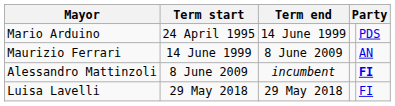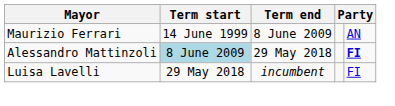- row: (54, 33)
(209, 72) no background -> (205, 53) lightblue background
(303, 72) incumbent -> (293, 53) 29 May 2018
(303, 91) 29 May 2018 -> (293, 72) incumbent
